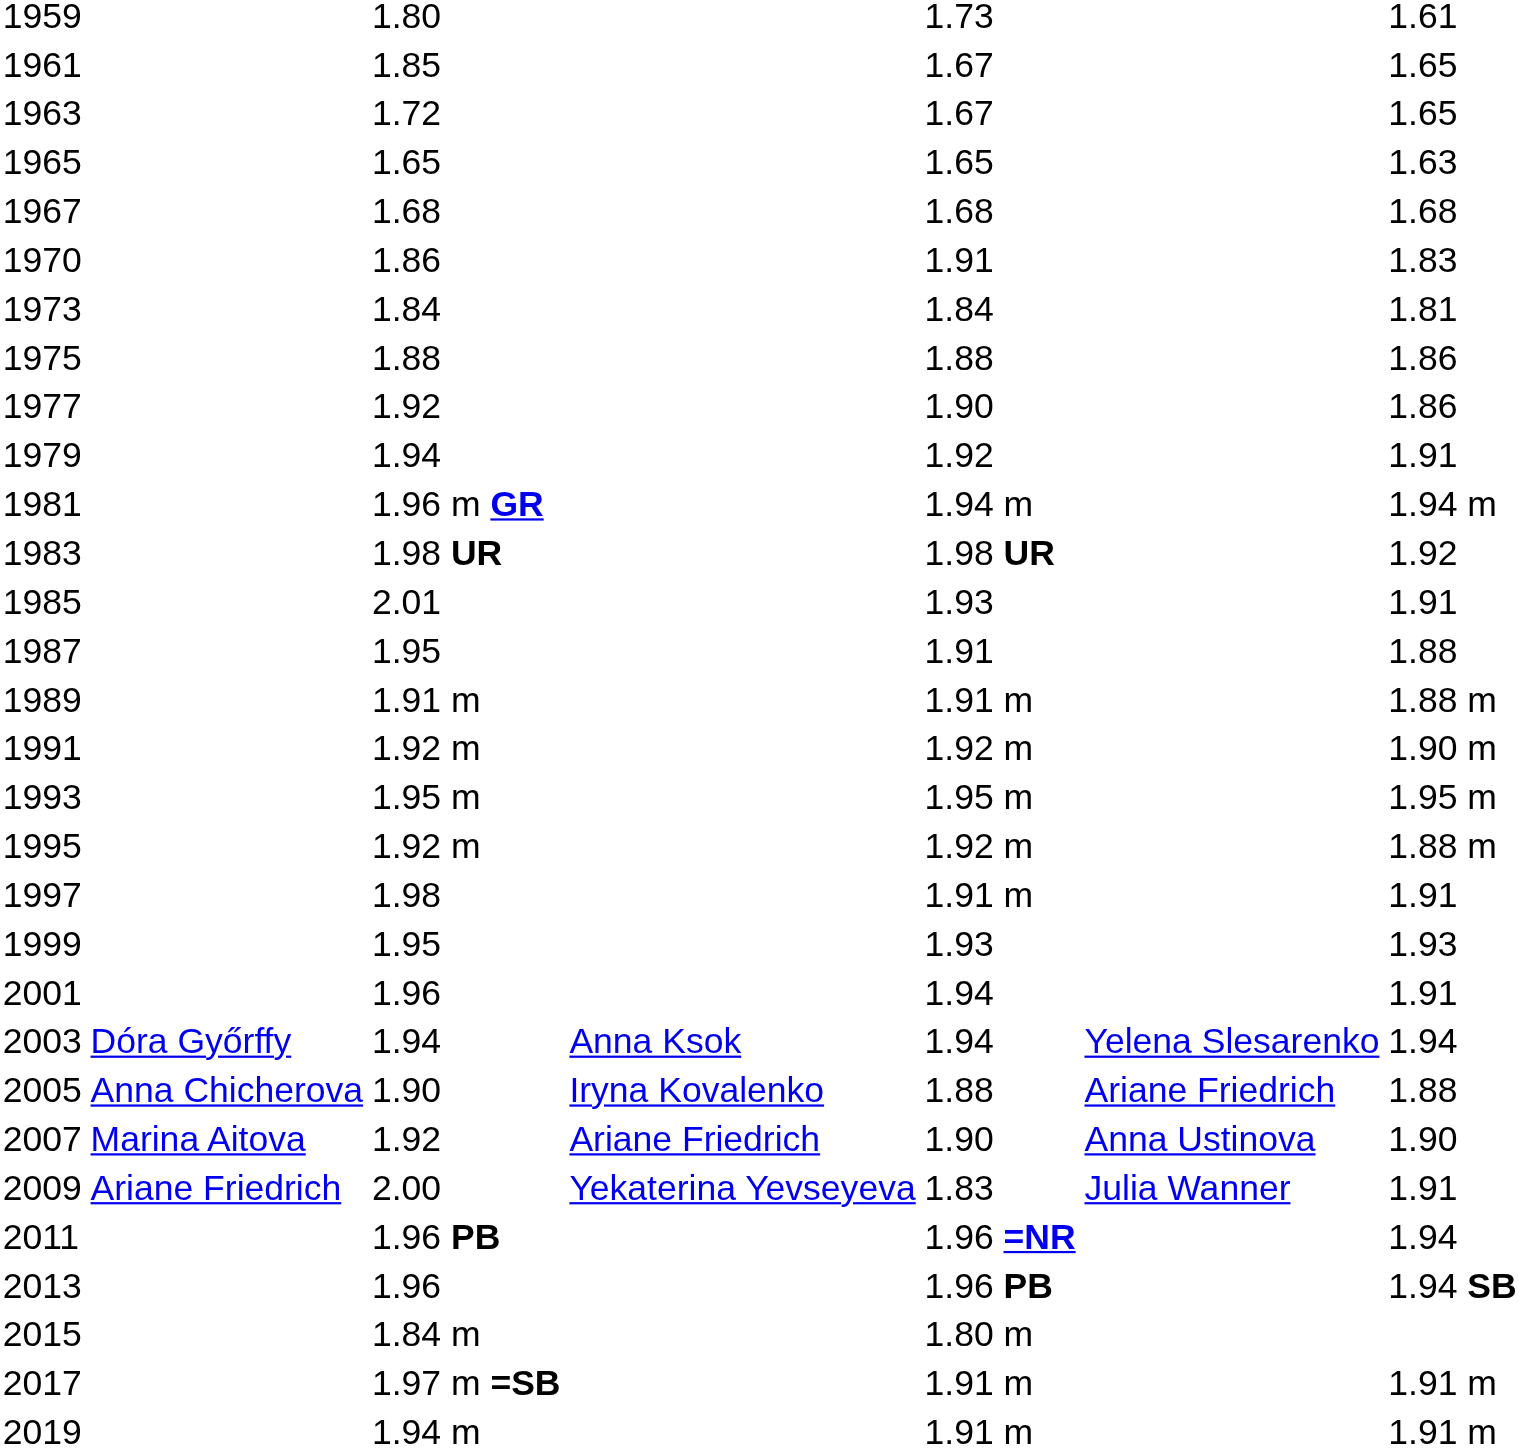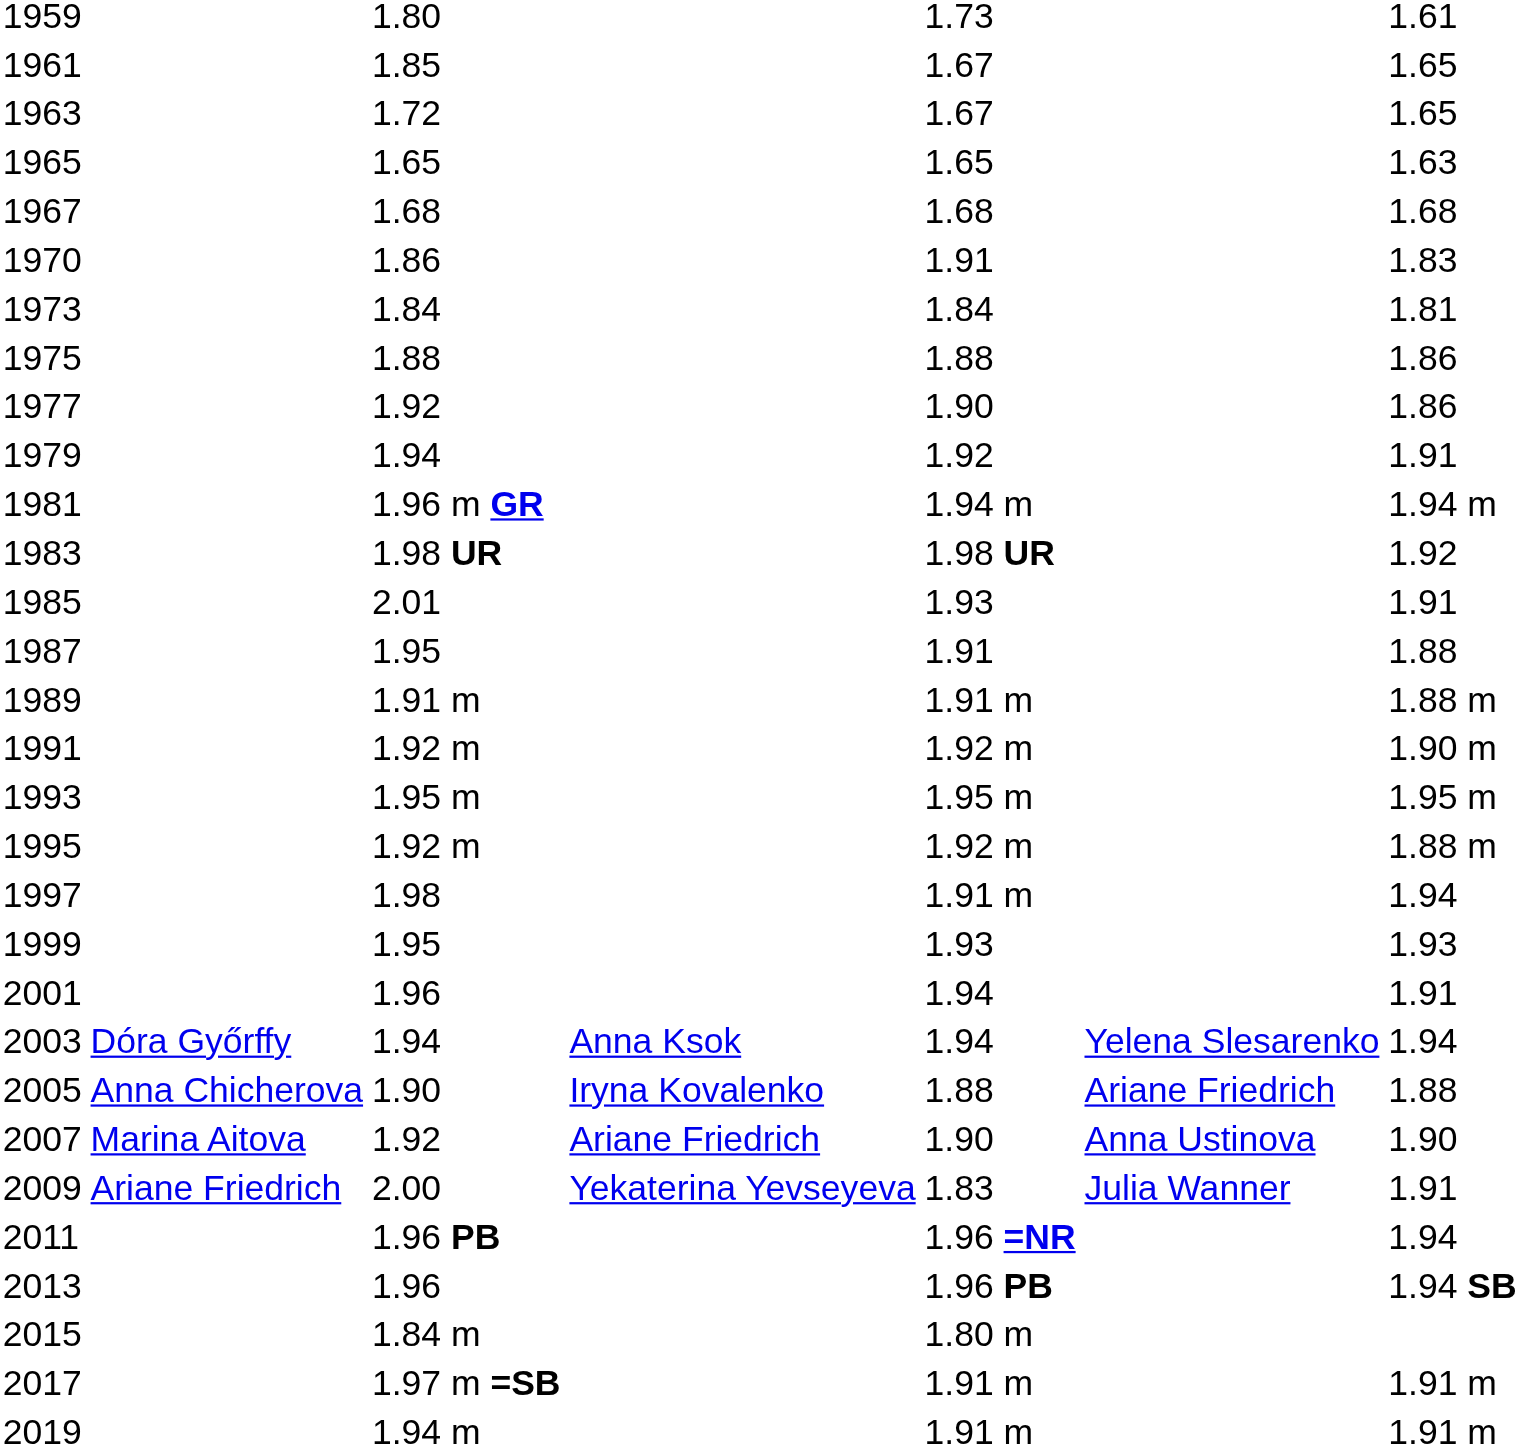(1423, 895) 1.91 -> (1423, 895) 1.94
